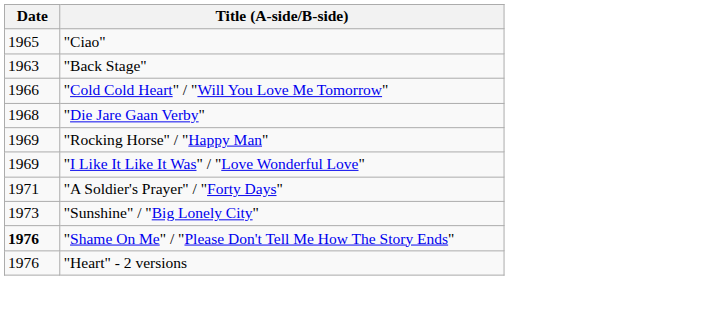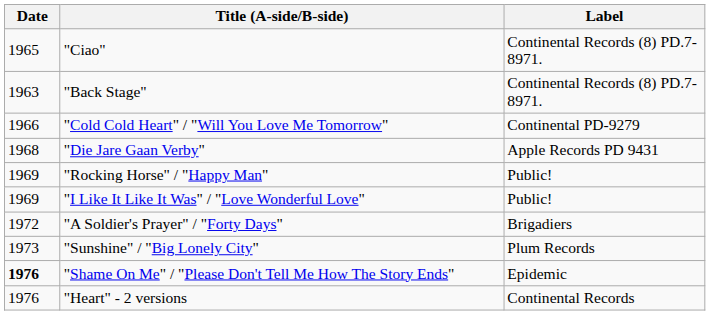+ column: (604, 16)
(24, 189) 1971 -> (24, 224) 1972
